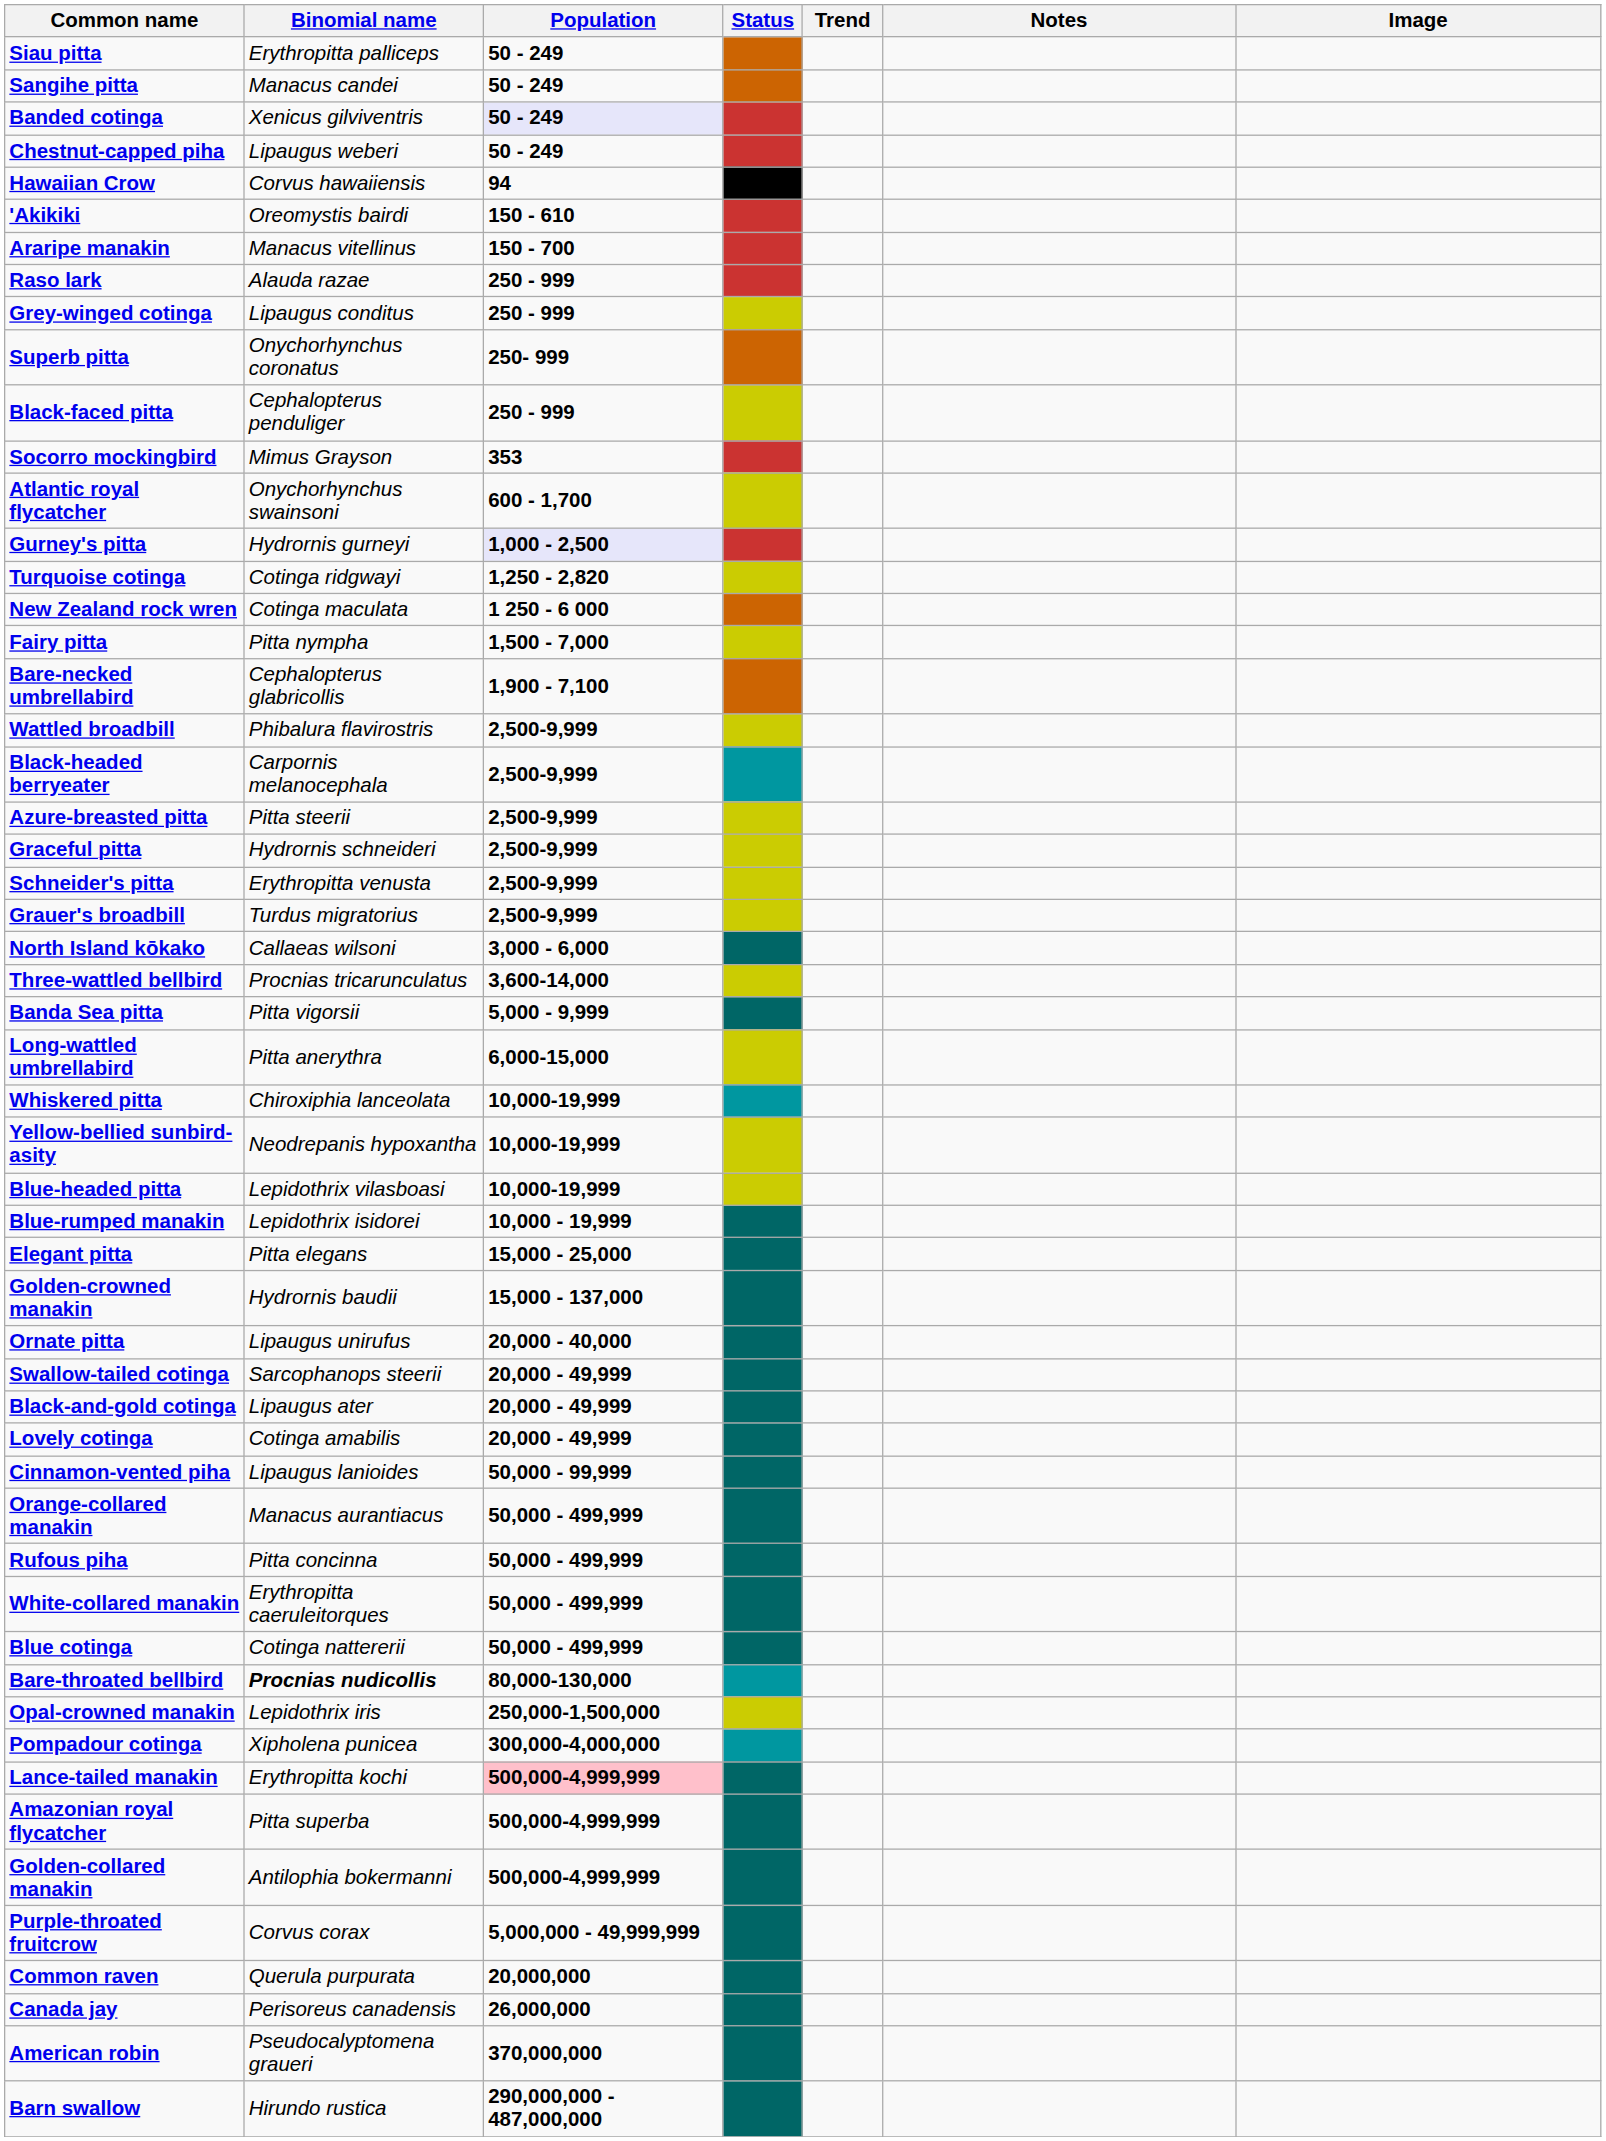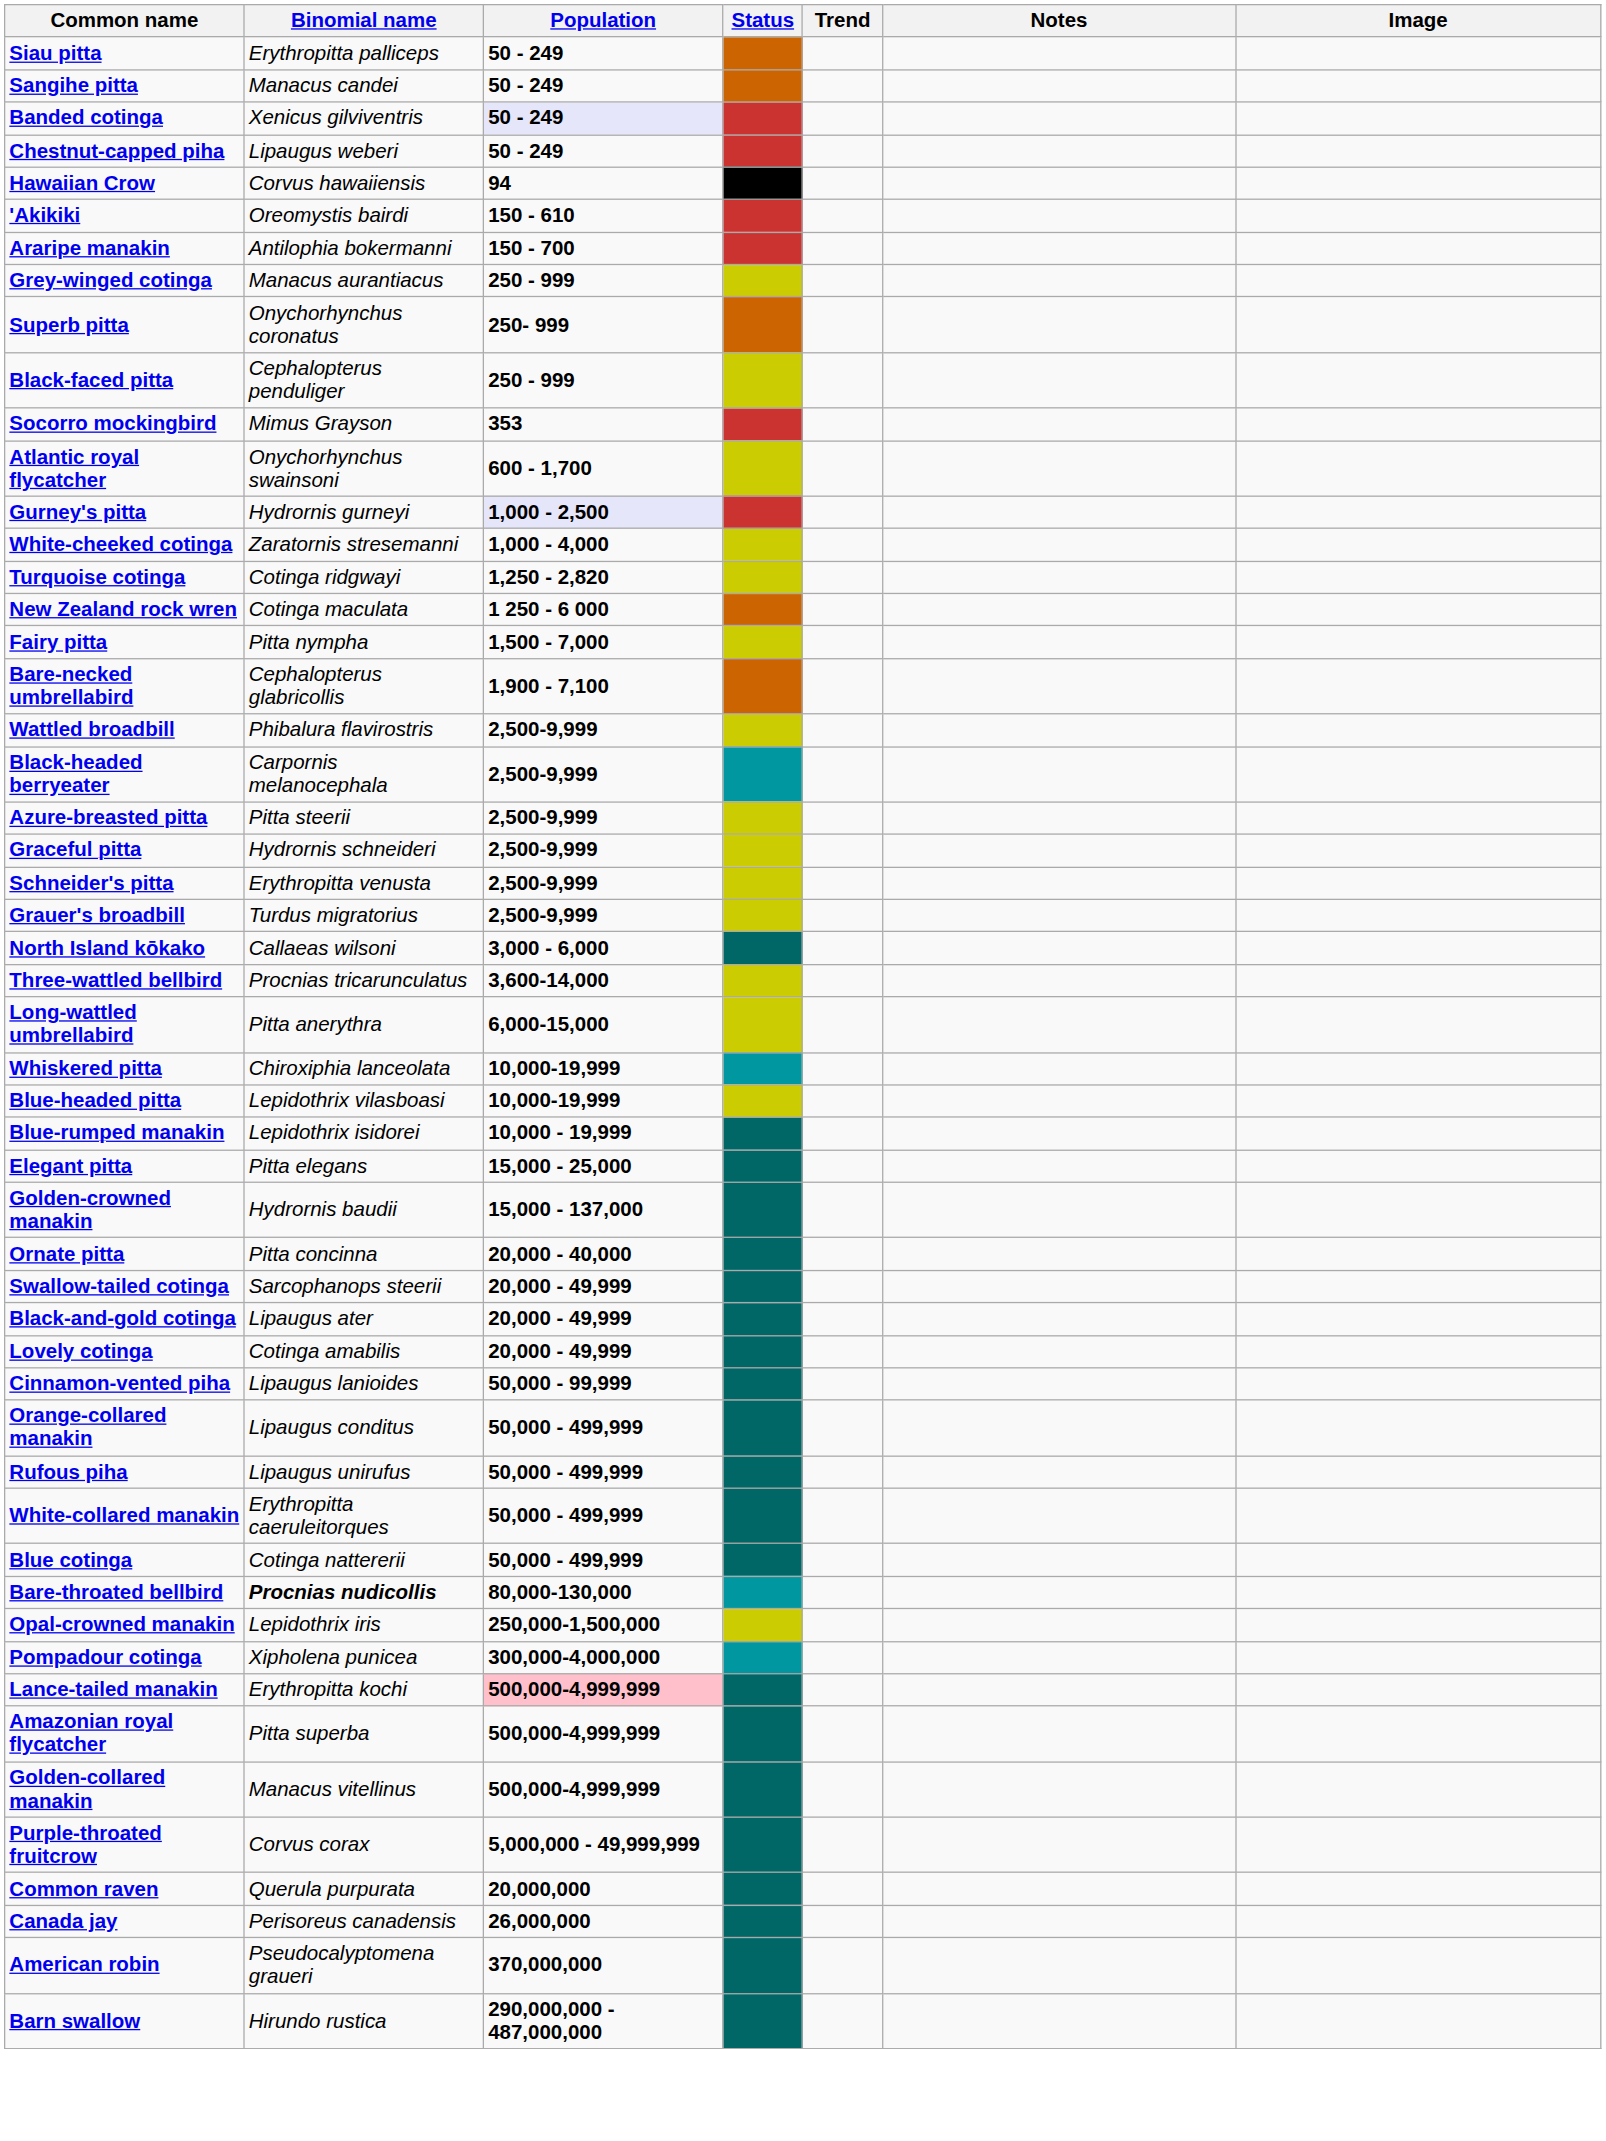(332, 248) Manacus vitellinus -> (350, 248) Antilophia bokermanni
- row: (55, 280)
(331, 313) Lipaugus conditus -> (346, 280) Manacus aurantiacus
+ row: (121, 544)
- row: (86, 1012)
- row: (121, 1144)
(330, 1341) Lipaugus unirufus -> (313, 1253) Pitta concinna
(346, 1515) Manacus aurantiacus -> (331, 1427) Lipaugus conditus
(313, 1559) Pitta concinna -> (330, 1471) Lipaugus unirufus
(350, 1877) Antilophia bokermanni -> (332, 1789) Manacus vitellinus
